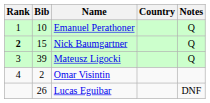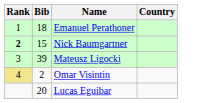- column: (191, 12)
(42, 28) 10 -> (42, 28) 18
(18, 75) no background -> (18, 75) khaki background
(42, 91) 26 -> (42, 91) 20
